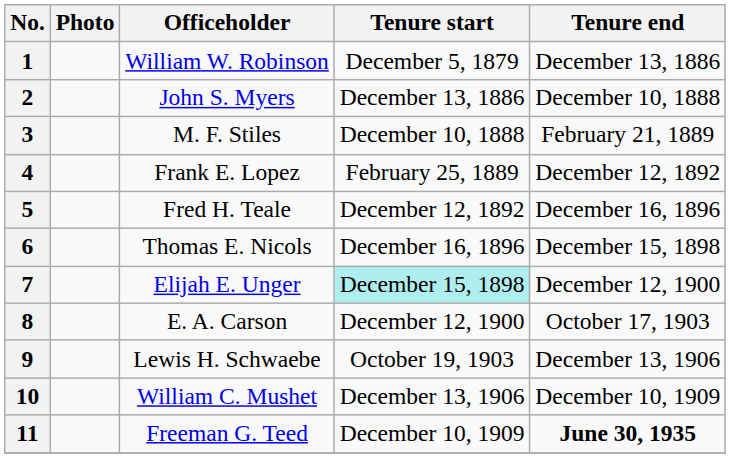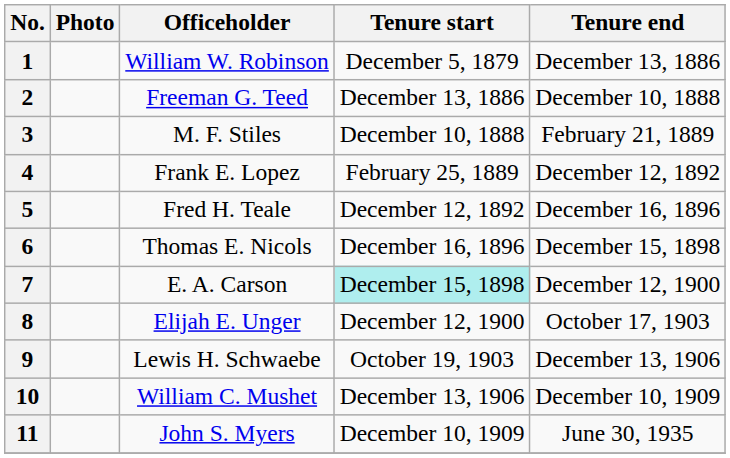(227, 97) John S. Myers -> (227, 97) Freeman G. Teed
(227, 284) Elijah E. Unger -> (227, 284) E. A. Carson
(227, 321) E. A. Carson -> (227, 321) Elijah E. Unger
(227, 433) Freeman G. Teed -> (227, 433) John S. Myers
(628, 433) bold -> (628, 433) normal
